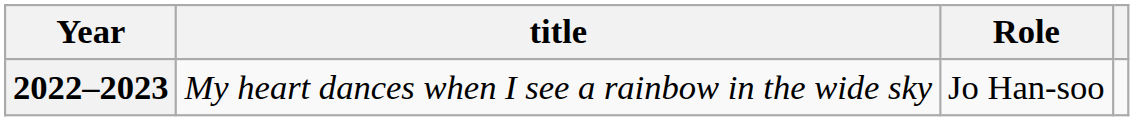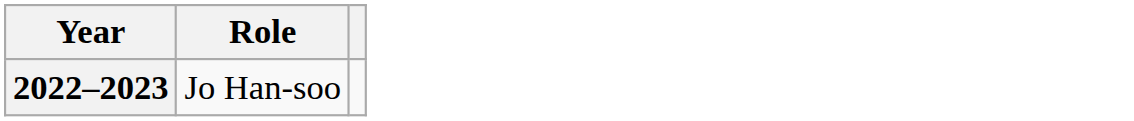- column: (558, 31)
